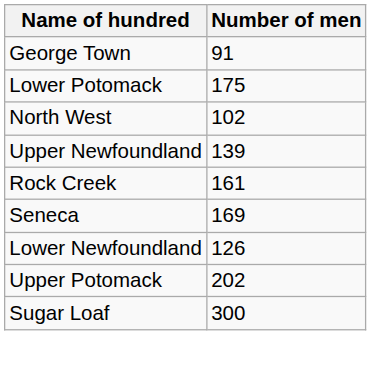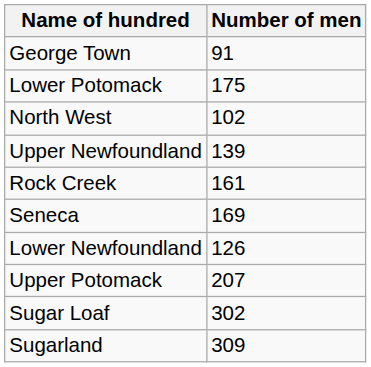(228, 280) 202 -> (228, 280) 207
(228, 313) 300 -> (228, 313) 302
+ row: (56, 345)
